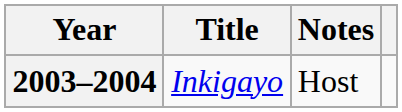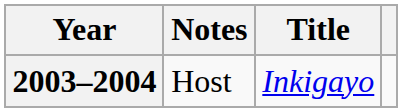columns swapped: (227, 29) <-> (336, 29)
